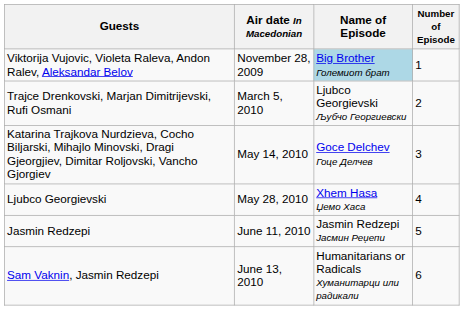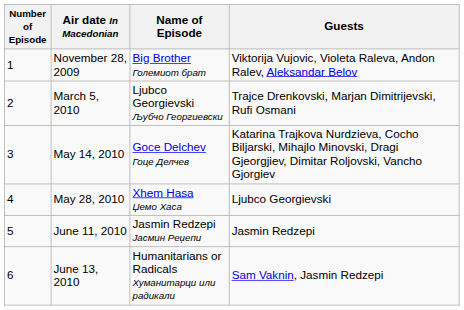columns swapped: (436, 27) <-> (119, 26)
(353, 65) lightblue background -> (169, 65) no background
